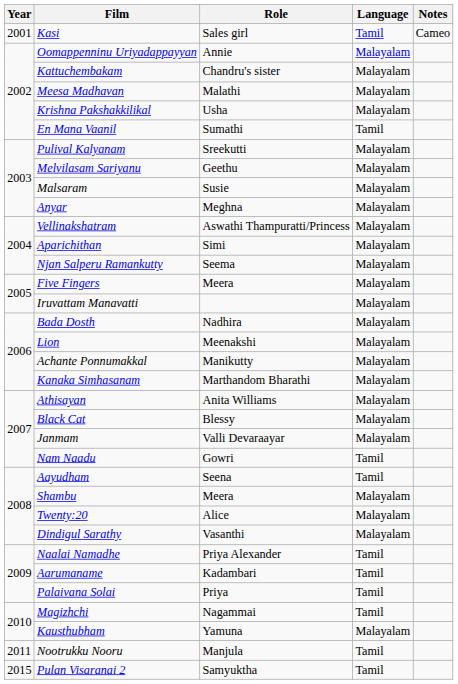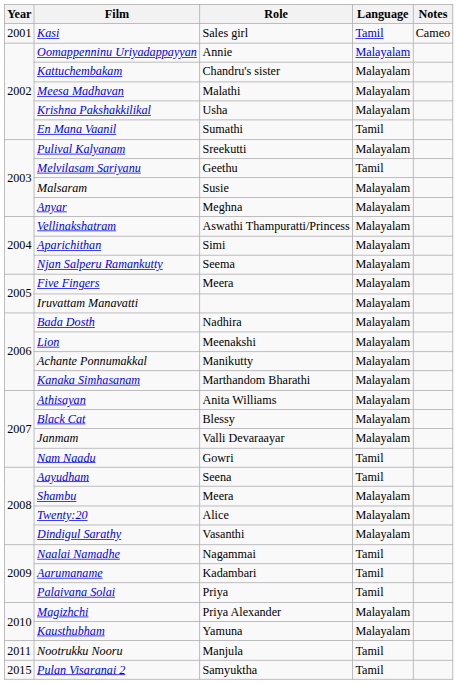(383, 168) Malayalam -> (370, 168) Tamil
(242, 554) Priya Alexander -> (229, 554) Nagammai
(229, 611) Nagammai -> (242, 611) Priya Alexander
(370, 611) Tamil -> (383, 611) Malayalam
